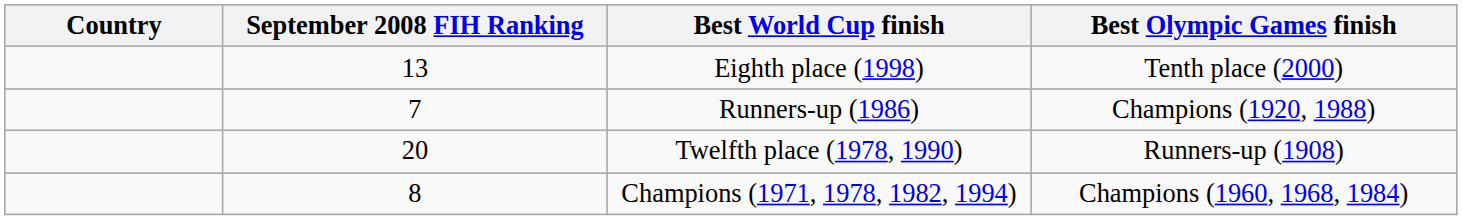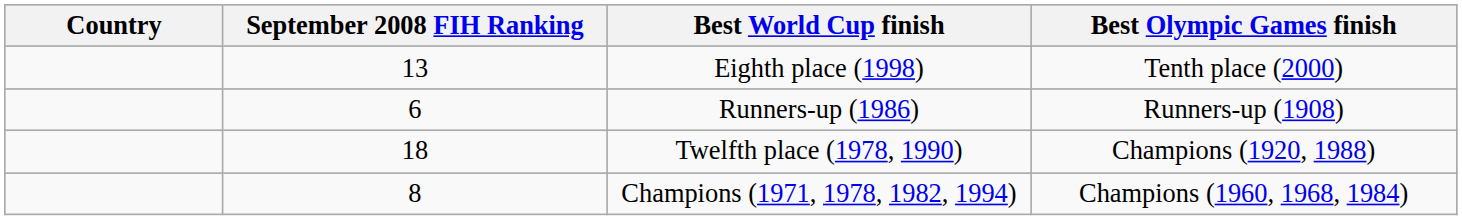(415, 109) 7 -> (415, 109) 6
(1244, 109) Champions (1920, 1988) -> (1244, 109) Runners-up (1908)
(415, 151) 20 -> (415, 151) 18
(1244, 151) Runners-up (1908) -> (1244, 151) Champions (1920, 1988)
